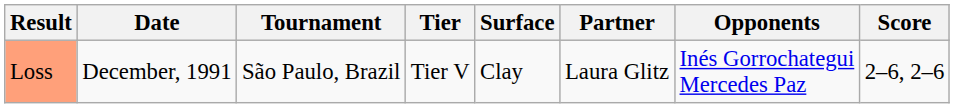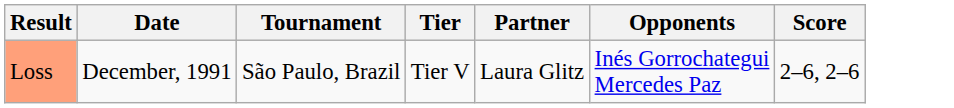- column: (517, 22)
